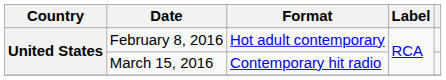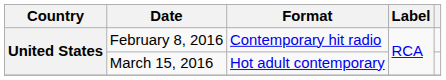(307, 39) Hot adult contemporary -> (306, 39) Contemporary hit radio
(306, 63) Contemporary hit radio -> (307, 63) Hot adult contemporary
